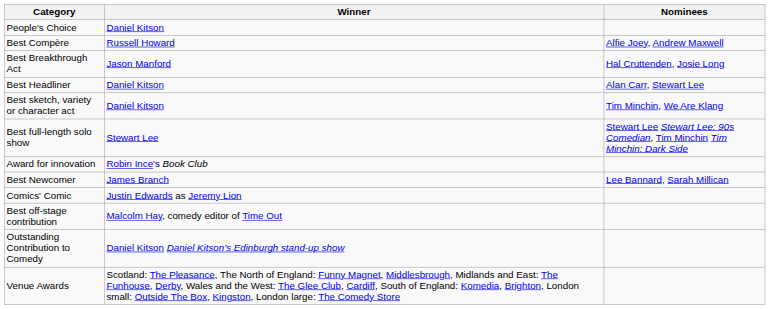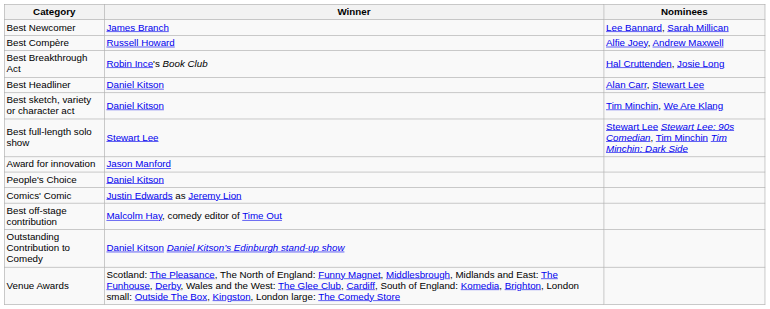rows swapped: (41, 179) <-> (42, 27)
(139, 64) Jason Manford -> (157, 64) Robin Ince's Book Club
(157, 164) Robin Ince's Book Club -> (139, 164) Jason Manford
